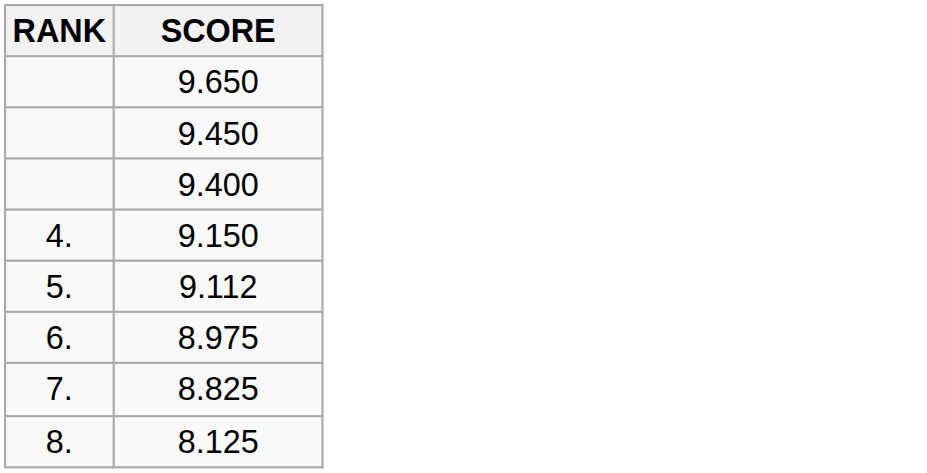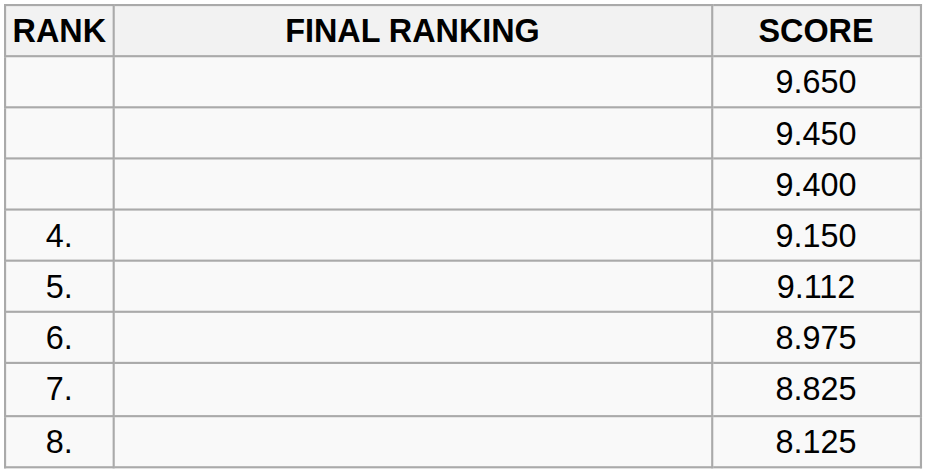+ column: (412, 31)
